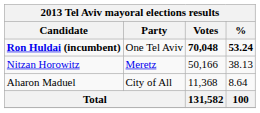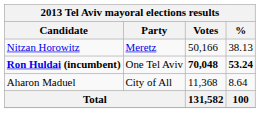rows swapped: (64, 47) <-> (43, 64)
